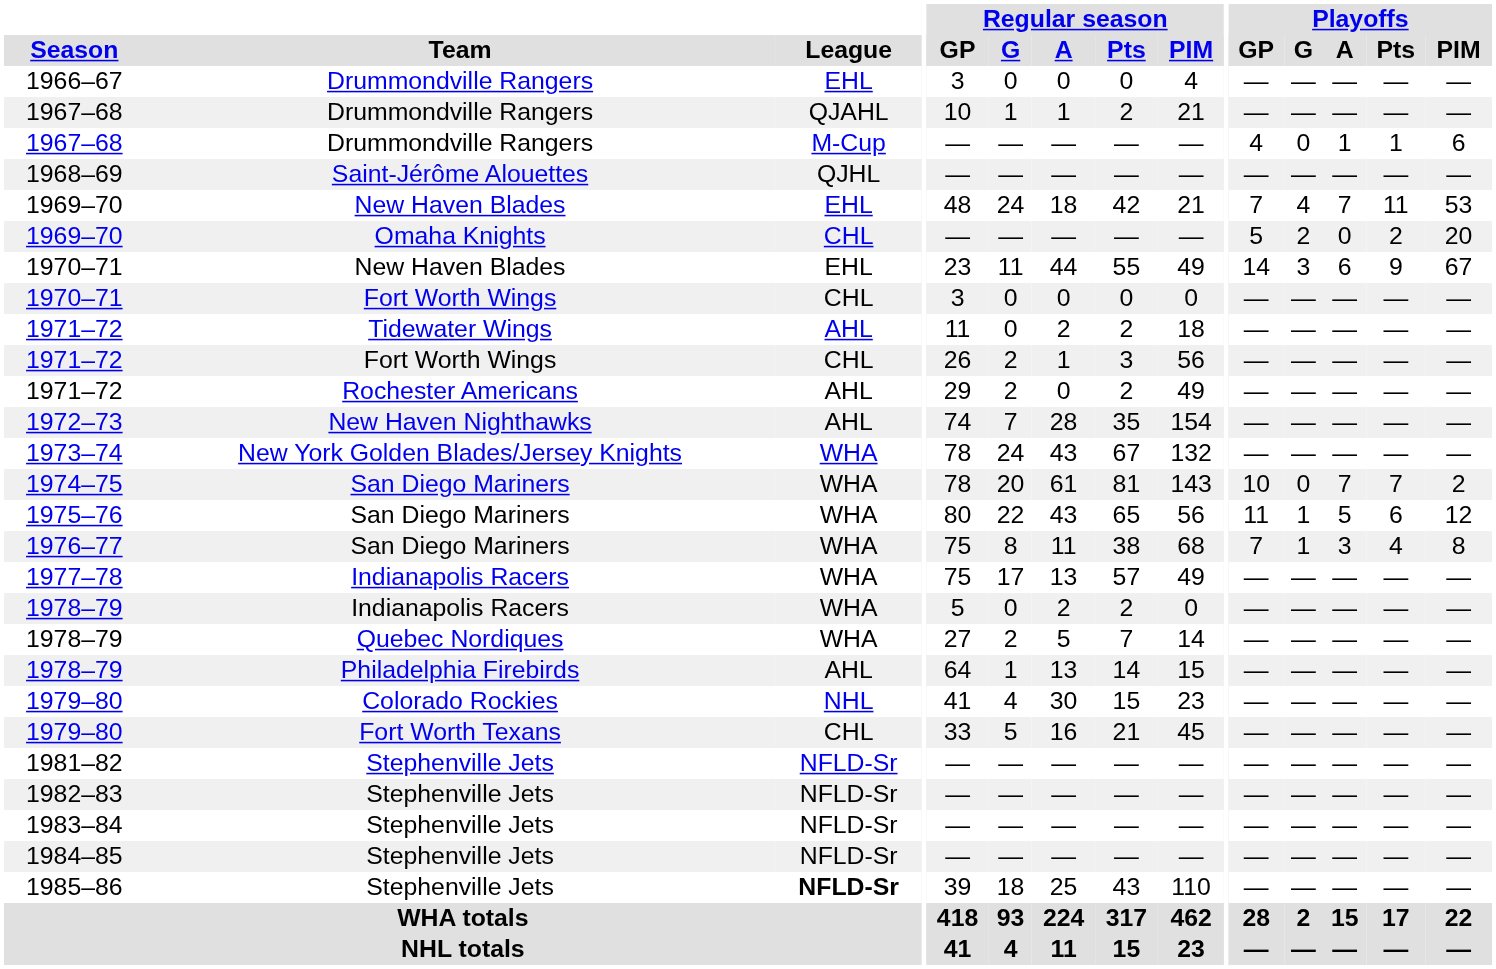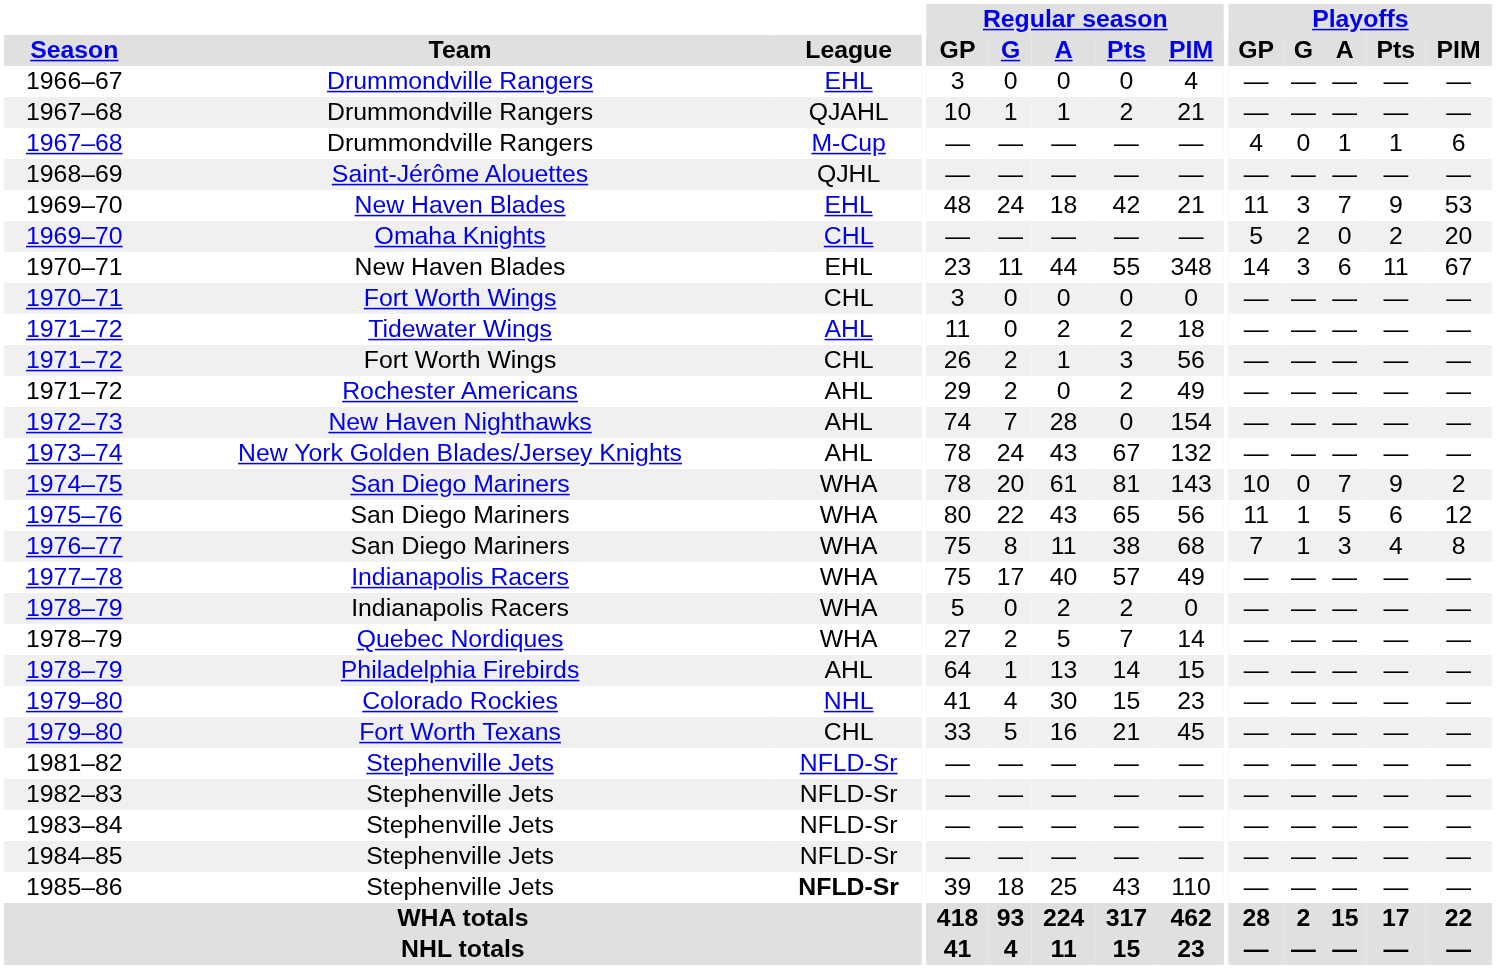(1256, 205) 7 -> (1256, 205) 11
(1303, 205) 4 -> (1303, 205) 3
(1396, 205) 11 -> (1396, 205) 9
(1191, 267) 49 -> (1191, 267) 348
(1396, 267) 9 -> (1396, 267) 11
(1126, 422) 35 -> (1126, 422) 0
(849, 453) WHA -> (849, 453) AHL
(1396, 484) 7 -> (1396, 484) 9
(1064, 577) 13 -> (1064, 577) 40
